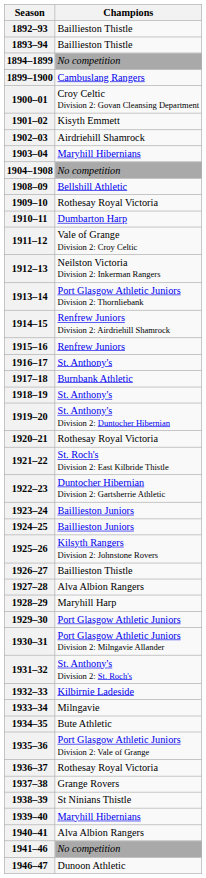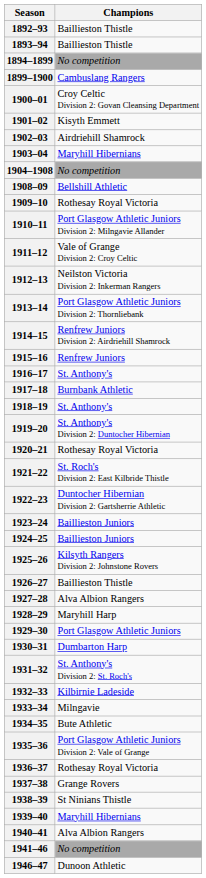(92, 219) Dumbarton Harp -> (119, 224) Port Glasgow Athletic Juniors Division 2: Milngavie Allander
(119, 641) Port Glasgow Athletic Juniors Division 2: Milngavie Allander -> (92, 647) Dumbarton Harp
